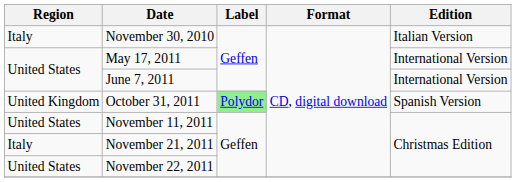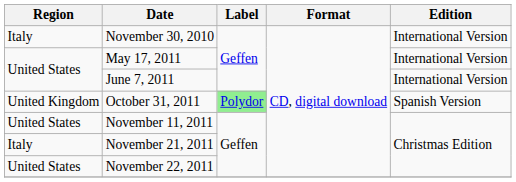(433, 36) Italian Version -> (450, 36) International Version
